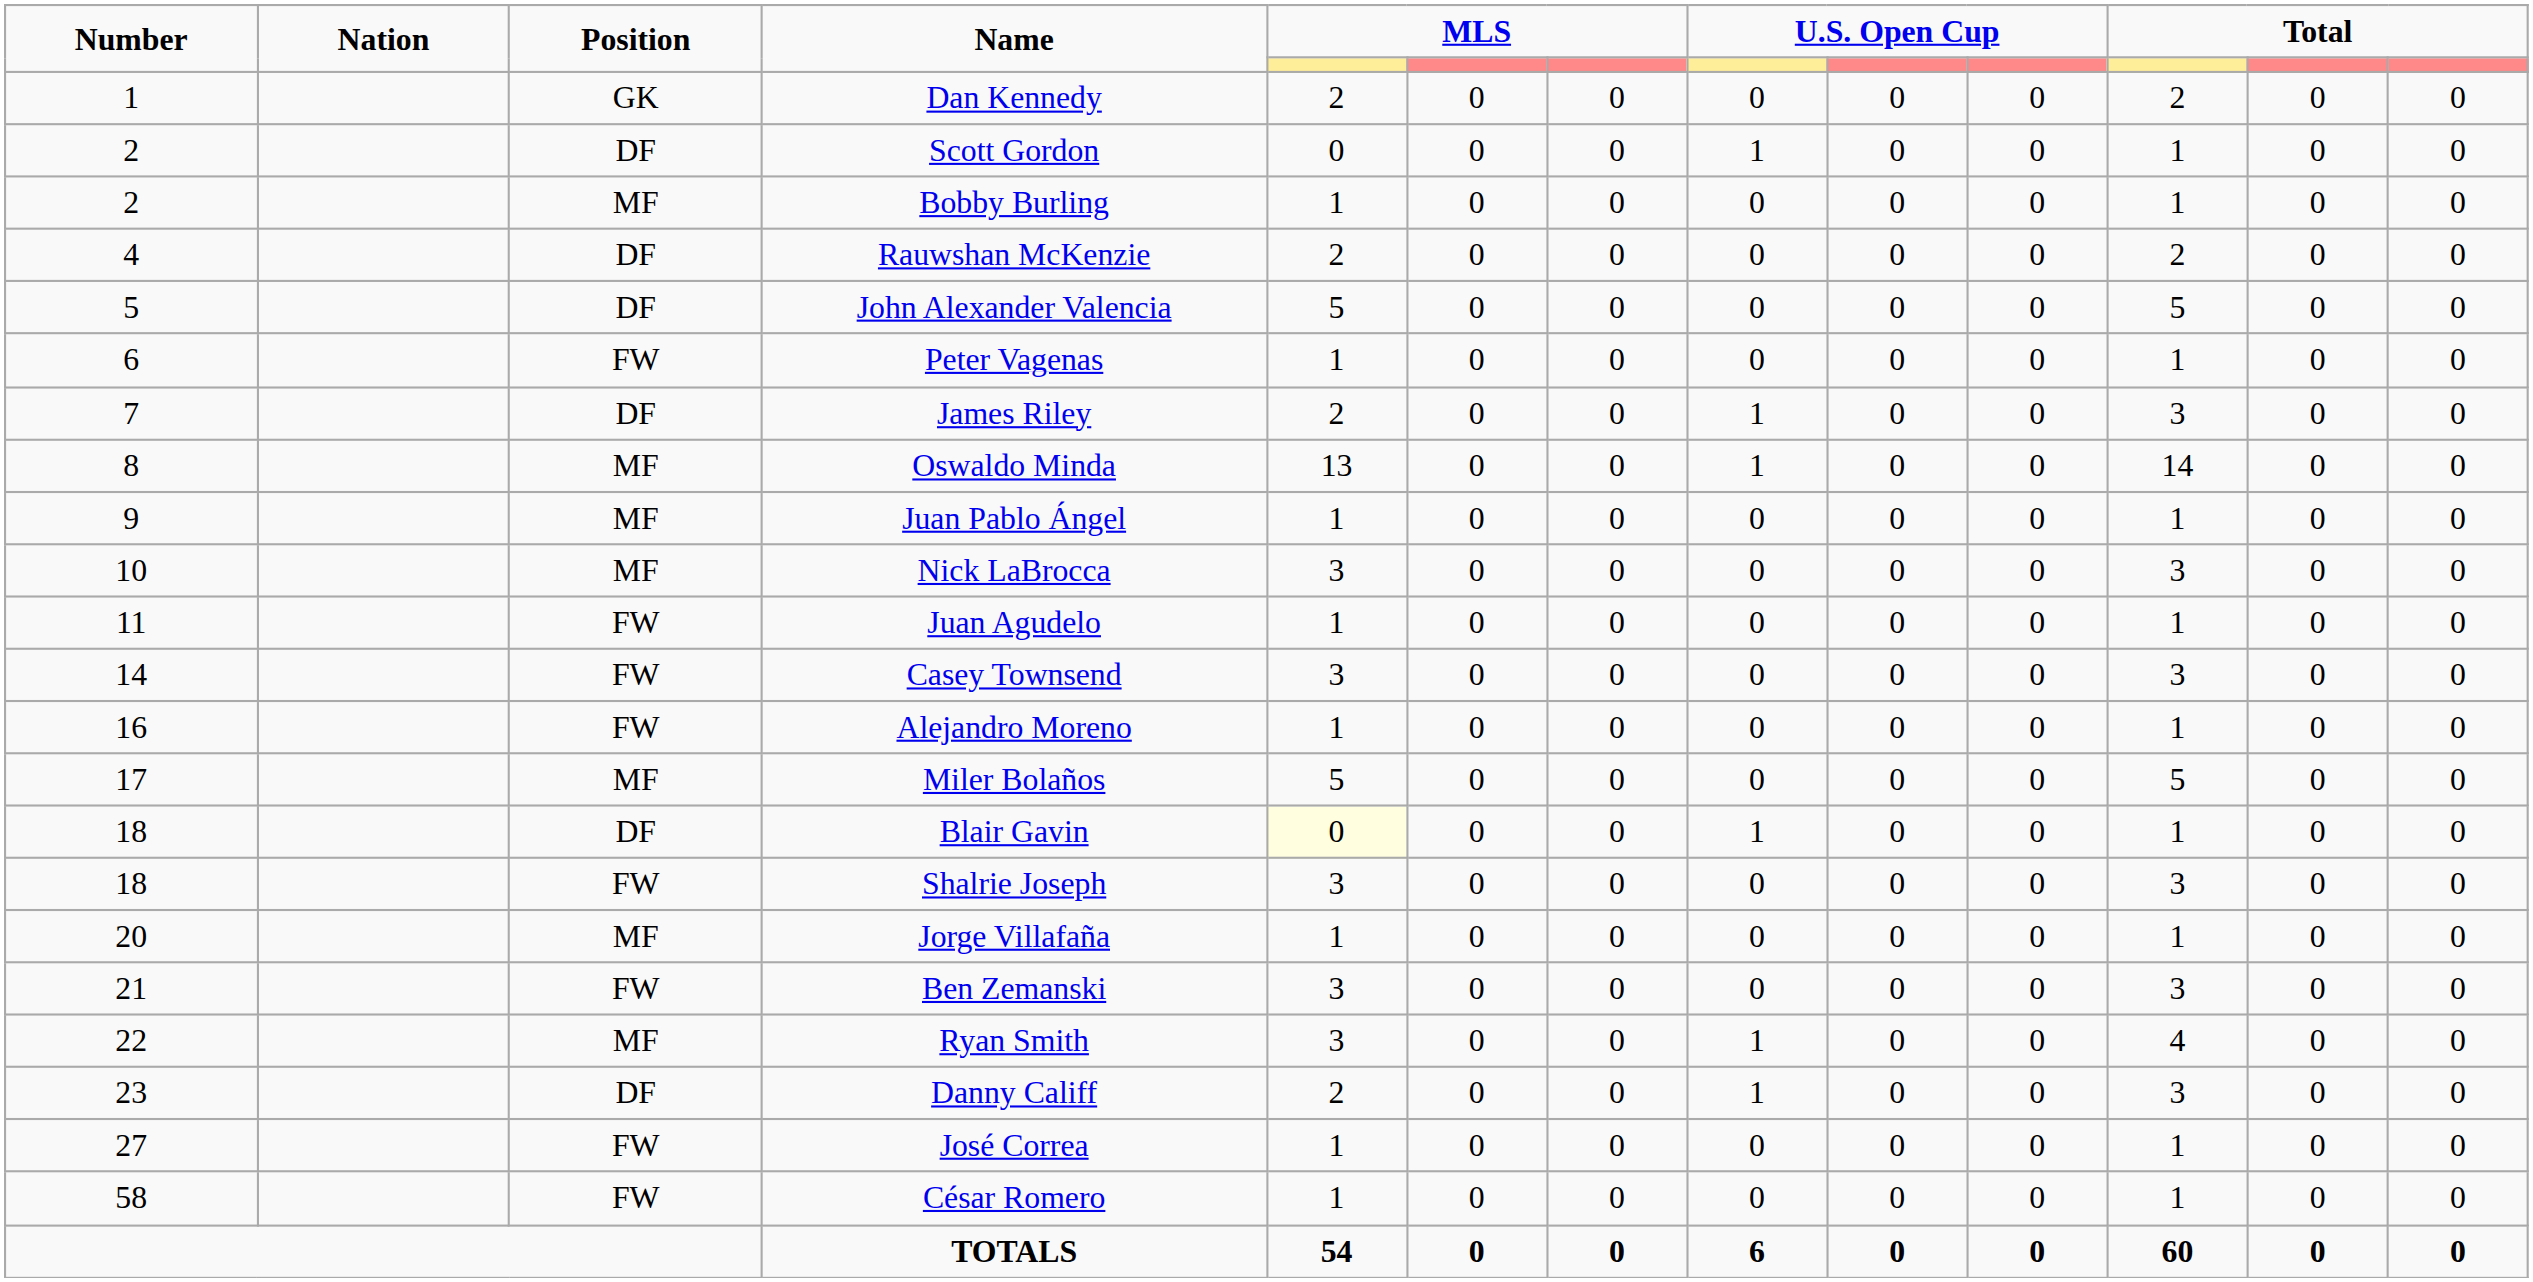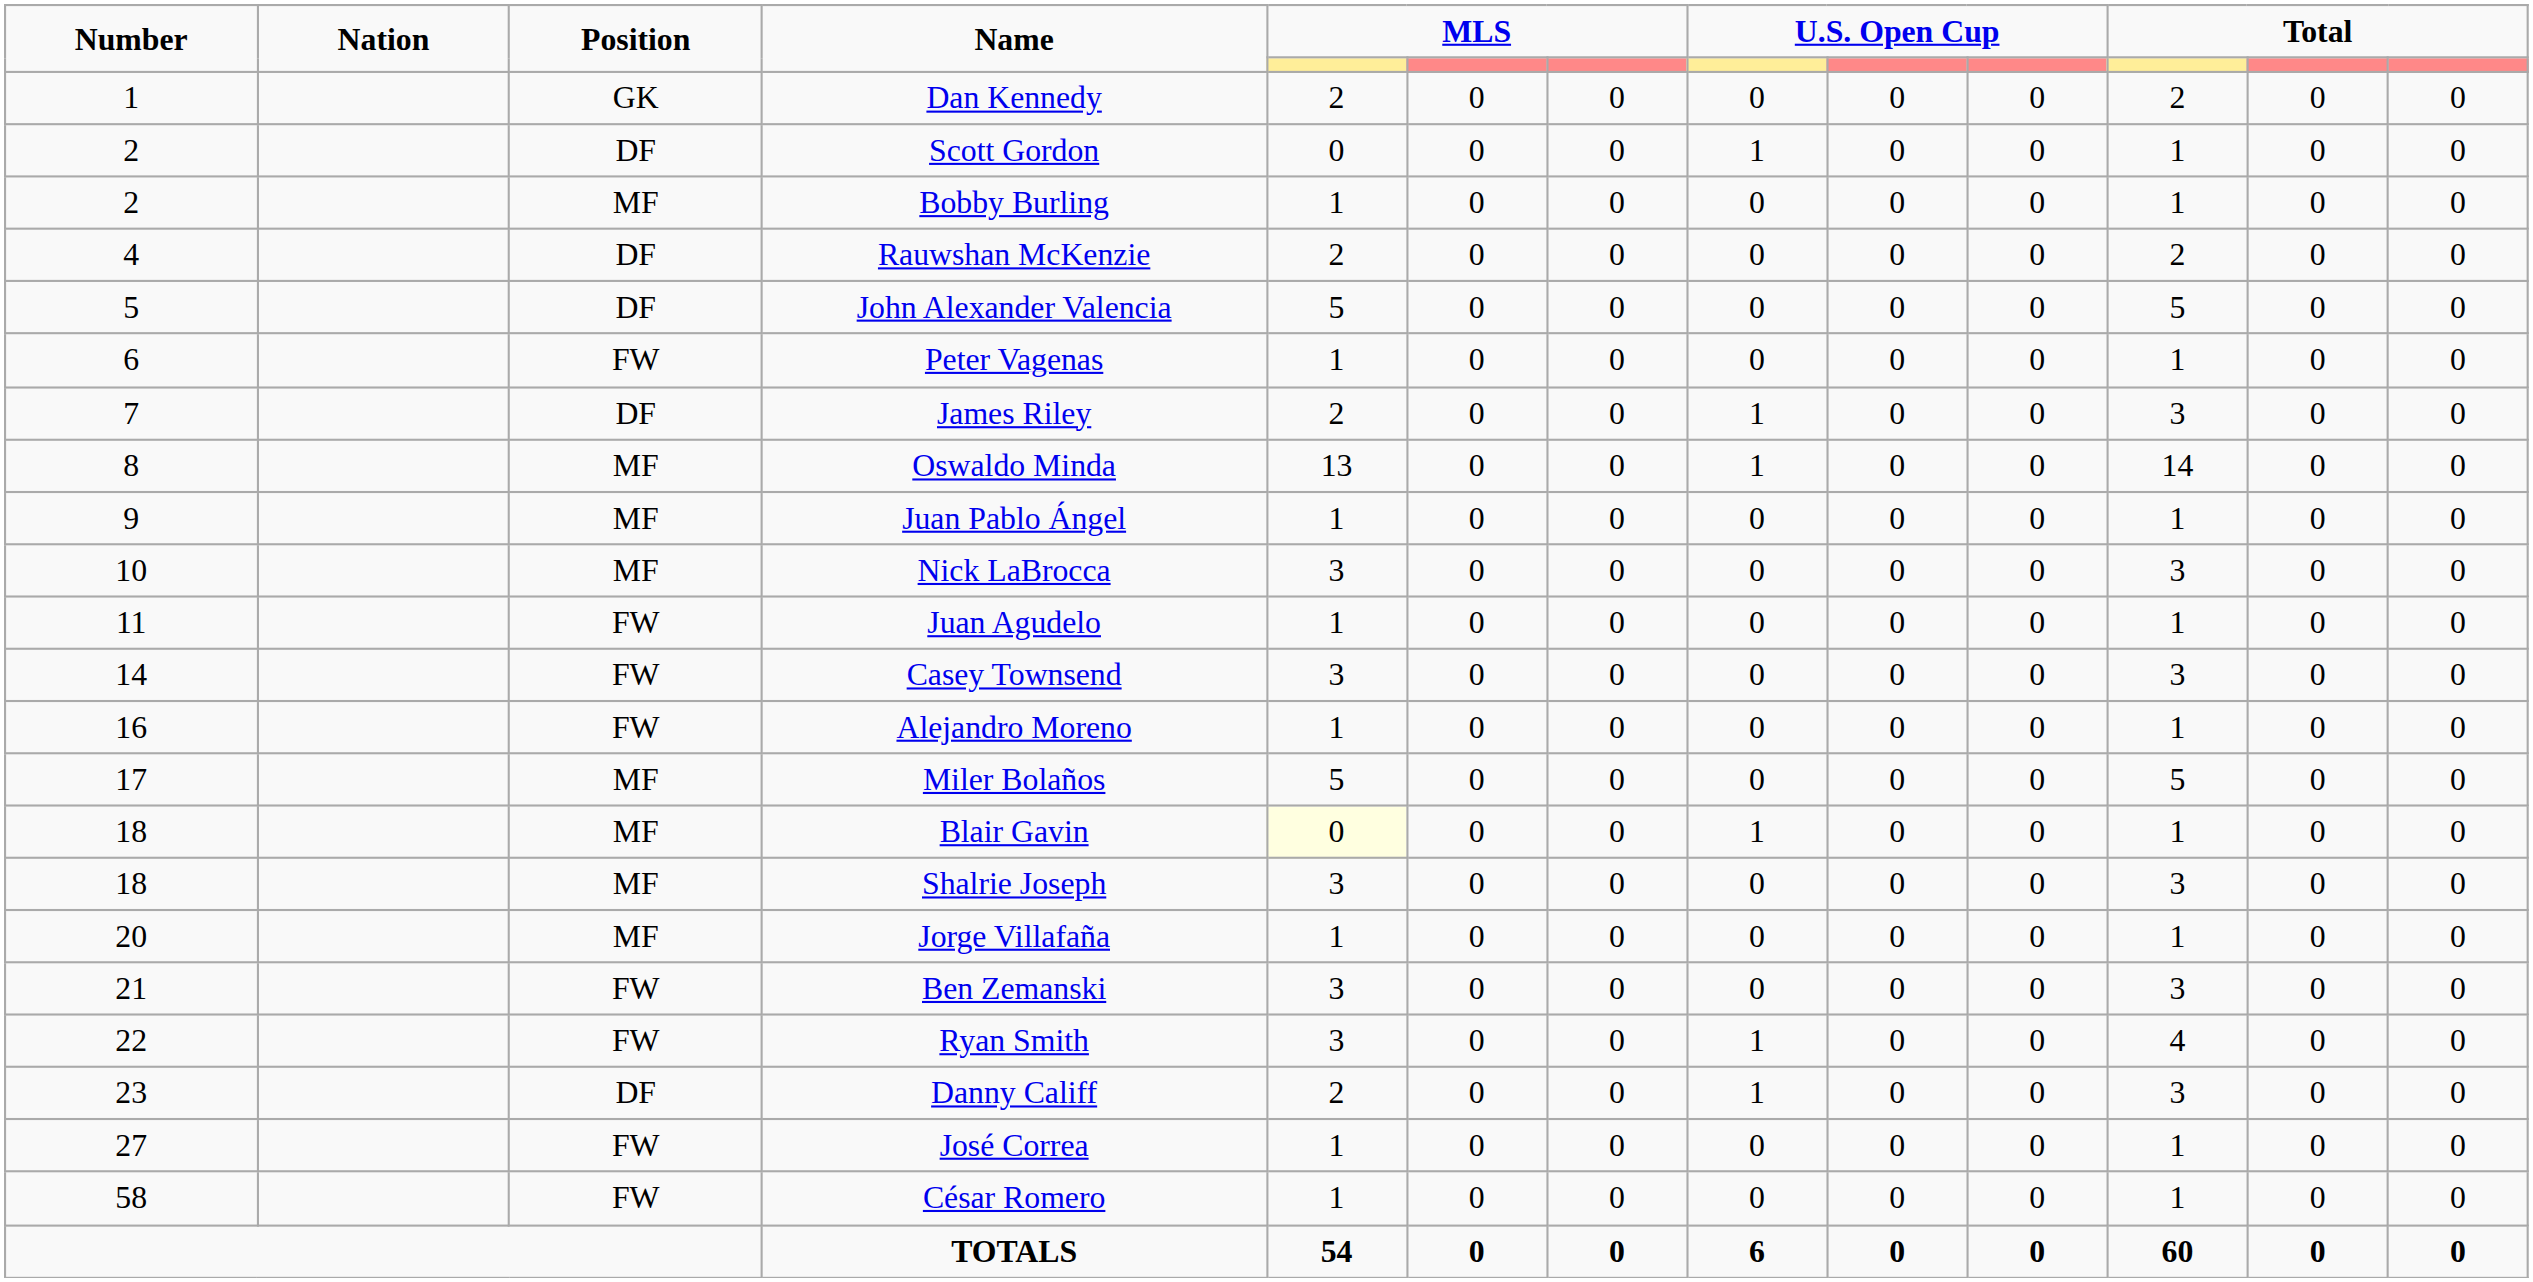(636, 831) DF -> (636, 831) MF
(636, 883) FW -> (636, 883) MF
(636, 1040) MF -> (636, 1040) FW
